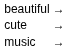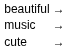rows swapped: (16, 25) <-> (20, 42)
